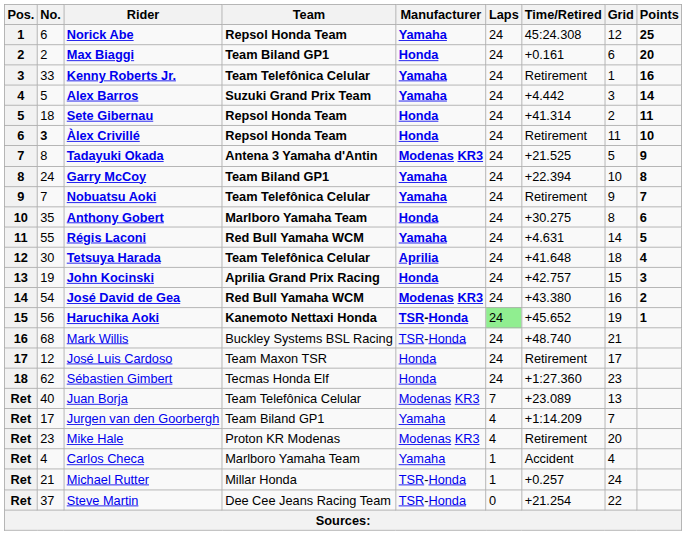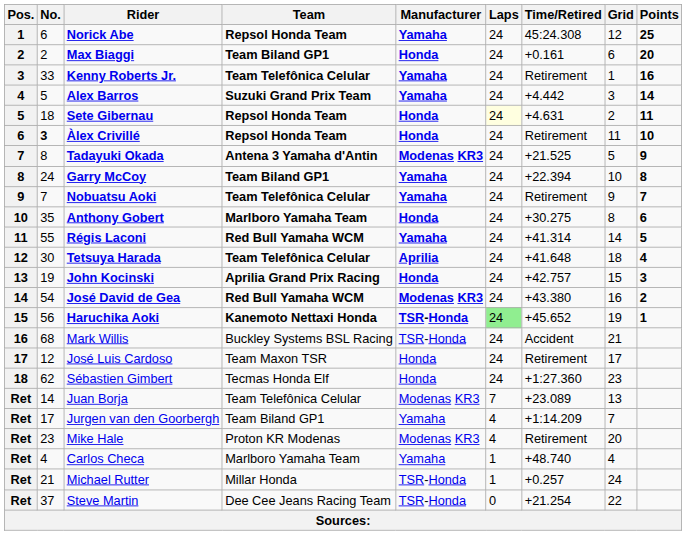(496, 116) no background -> (496, 116) lightyellow background
(548, 116) +41.314 -> (544, 116) +4.631
(544, 237) +4.631 -> (548, 237) +41.314
(548, 338) +48.740 -> (549, 338) Accident
(47, 399) 40 -> (47, 399) 14
(549, 459) Accident -> (548, 459) +48.740
